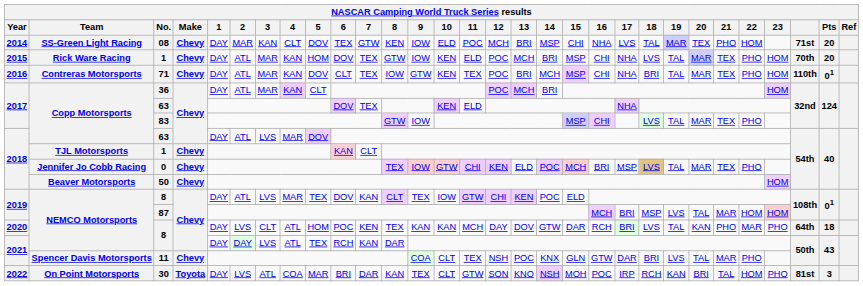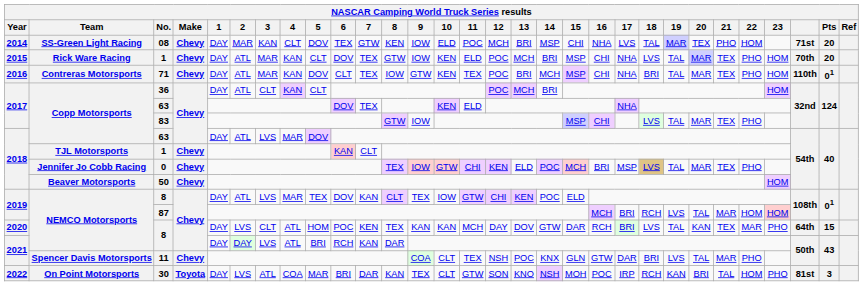(318, 58) HOM -> (318, 58) CLT
(268, 90) MAR -> (268, 90) CLT
(651, 212) MSP -> (651, 212) RCH
(726, 228) PHO -> (726, 228) TEX
(829, 228) 18 -> (829, 228) 15
(318, 243) TEX -> (318, 243) BRI
